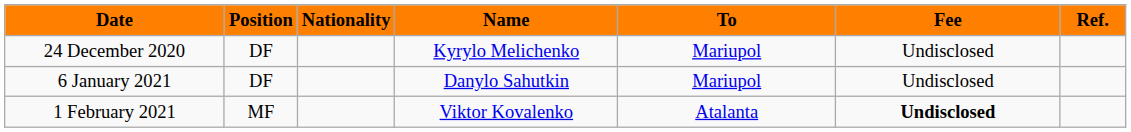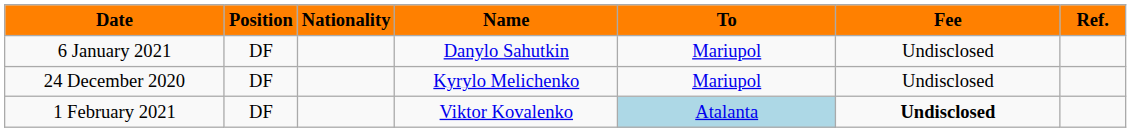rows swapped: (114, 50) <-> (114, 81)
(261, 112) MF -> (261, 112) DF
(727, 112) no background -> (727, 112) lightblue background
